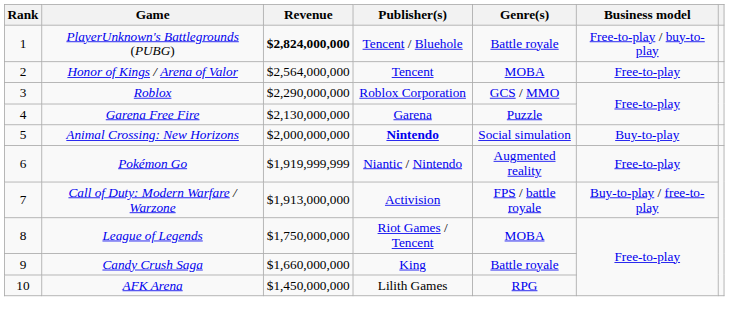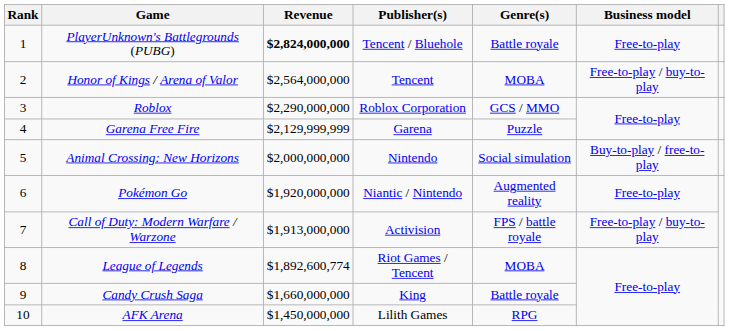(647, 43) Free-to-play / buy-to-play -> (647, 43) Free-to-play
(647, 72) Free-to-play -> (647, 79) Free-to-play / buy-to-play
(308, 114) $2,130,000,000 -> (308, 129) $2,129,999,999
(413, 135) bold -> (413, 157) normal
(647, 135) Buy-to-play -> (647, 157) Buy-to-play / free-to-play
(308, 163) $1,919,999,999 -> (308, 193) $1,920,000,000
(647, 199) Buy-to-play / free-to-play -> (647, 229) Free-to-play / buy-to-play
(308, 235) $1,750,000,000 -> (308, 265) $1,892,600,774
